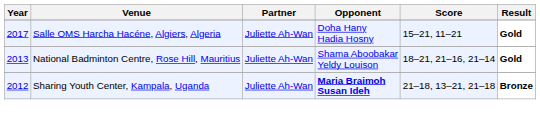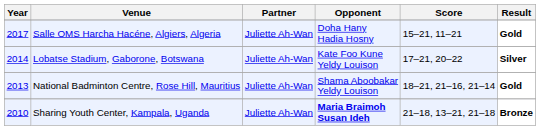+ row: (118, 60)
(18, 86) 2012 -> (18, 112) 2010
